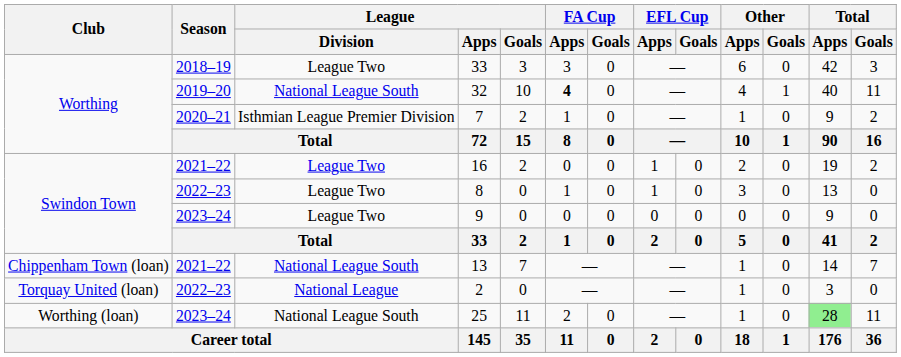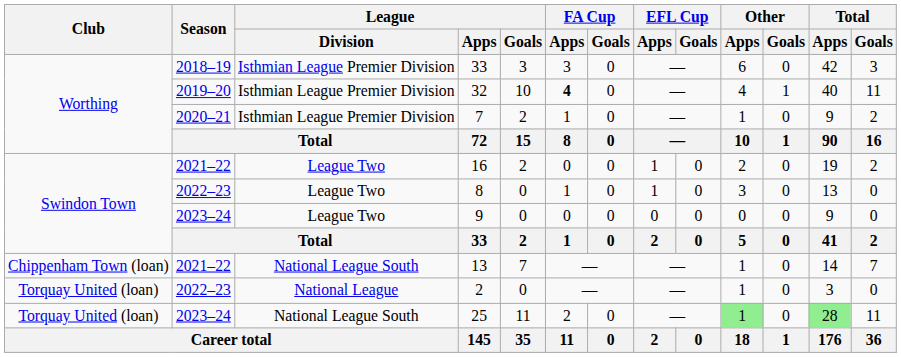(346, 66) League Two -> (346, 66) Isthmian League Premier Division
(346, 91) National League South -> (346, 91) Isthmian League Premier Division
(88, 315) Worthing (loan) -> (88, 315) Torquay United (loan)
(742, 315) no background -> (742, 315) lightgreen background
